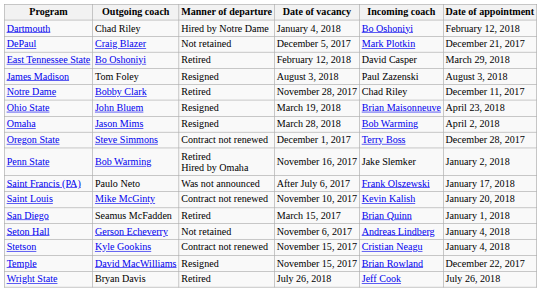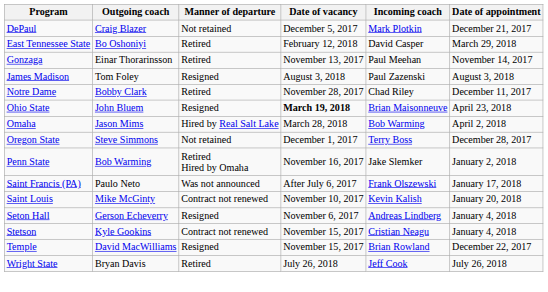- row: (28, 28)
+ row: (25, 60)
(309, 108) normal -> (317, 108) bold
(200, 124) Resigned -> (230, 124) Hired by Real Salt Lake
(225, 140) Contract not renewed -> (206, 140) Not retained
- row: (28, 215)
(206, 231) Not retained -> (200, 215) Resigned
